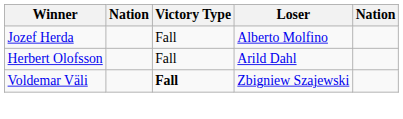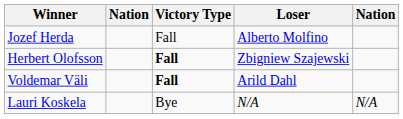(166, 59) normal -> (167, 59) bold
(267, 59) Arild Dahl -> (293, 59) Zbigniew Szajewski
(293, 80) Zbigniew Szajewski -> (267, 80) Arild Dahl
+ row: (47, 102)
